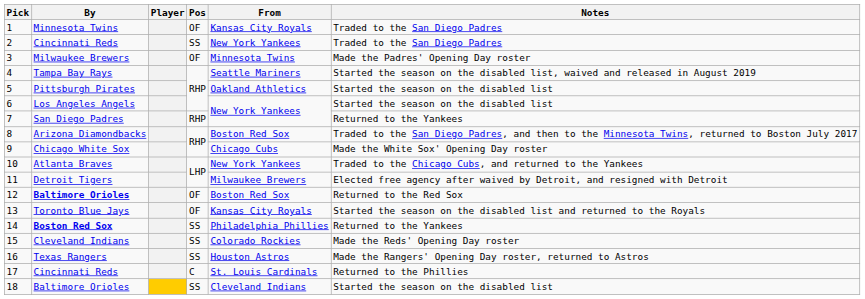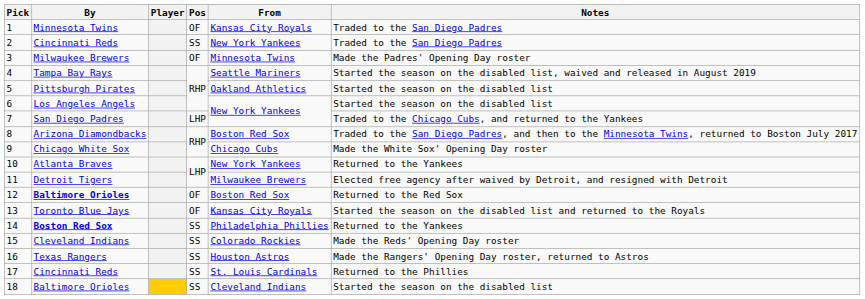(197, 119) RHP -> (197, 119) LHP
(398, 119) Returned to the Yankees -> (488, 119) Traded to the Chicago Cubs, and returned to the Yankees
(488, 165) Traded to the Chicago Cubs, and returned to the Yankees -> (398, 165) Returned to the Yankees
(192, 271) C -> (195, 271) SS
